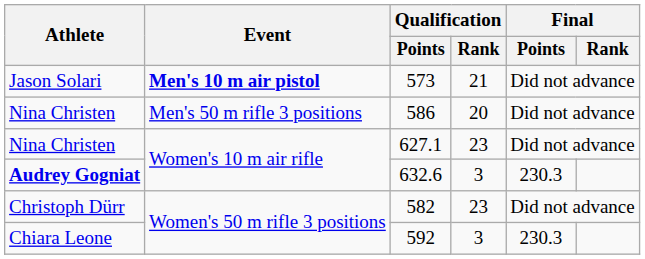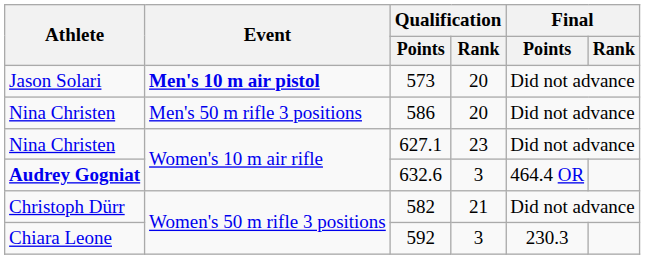(478, 81) 21 -> (478, 81) 20
(541, 175) 230.3 -> (547, 175) 464.4 OR
(478, 206) 23 -> (478, 206) 21
